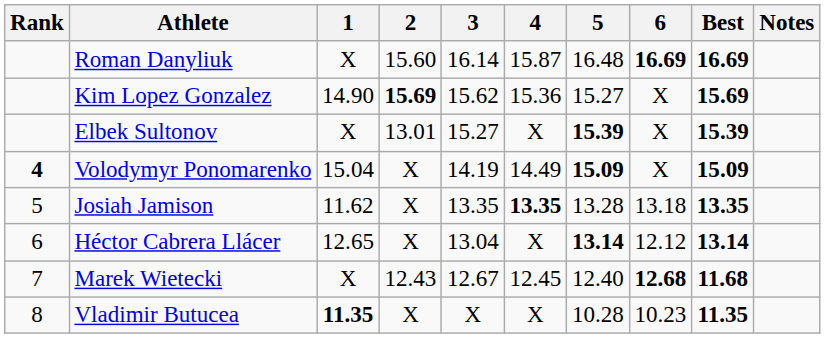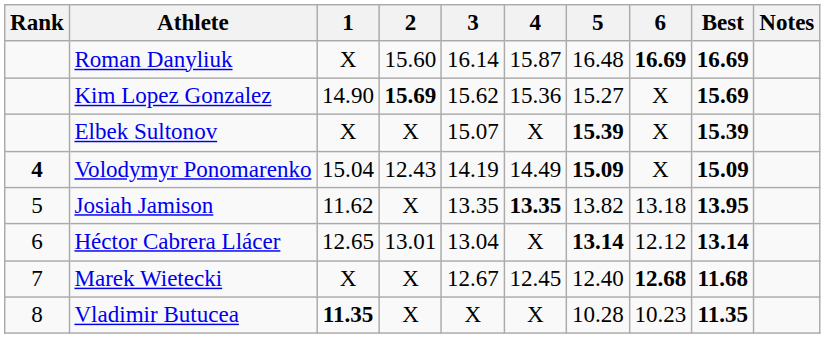(410, 132) 13.01 -> (410, 132) X
(473, 132) 15.27 -> (473, 132) 15.07
(410, 168) X -> (410, 168) 12.43
(598, 205) 13.28 -> (598, 205) 13.82
(723, 205) 13.35 -> (723, 205) 13.95
(410, 242) X -> (410, 242) 13.01
(410, 278) 12.43 -> (410, 278) X
